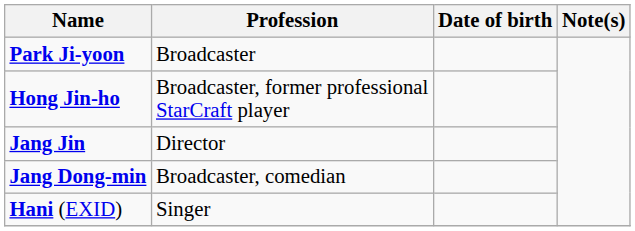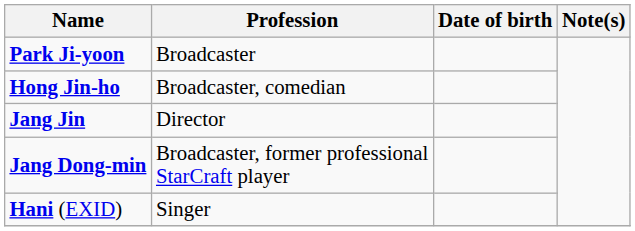(292, 98) Broadcaster, former professional StarCraft player -> (251, 86) Broadcaster, comedian
(251, 176) Broadcaster, comedian -> (292, 164) Broadcaster, former professional StarCraft player
